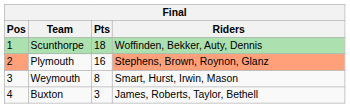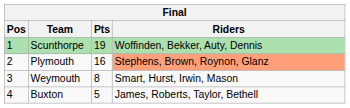(100, 45) 18 -> (100, 45) 19
(10, 62) lightsalmon background -> (10, 62) no background
(97, 95) 3 -> (97, 95) 5
